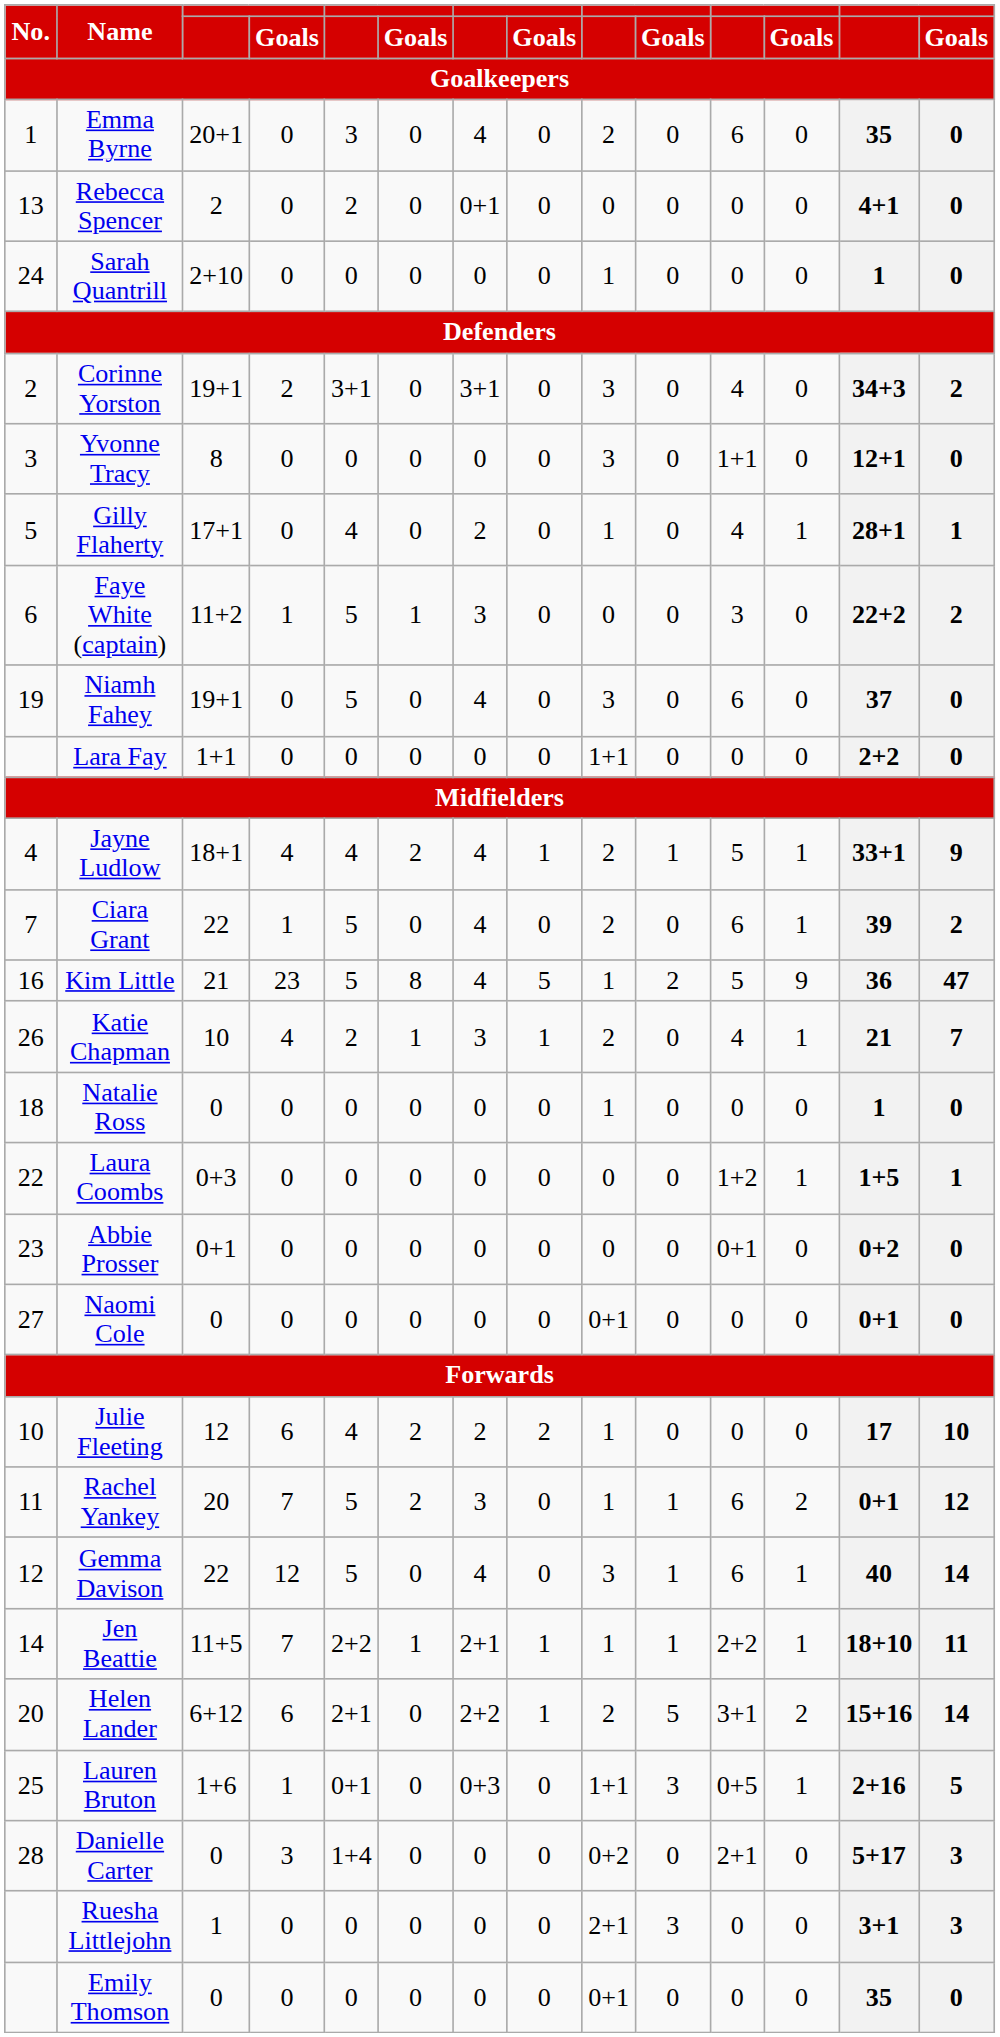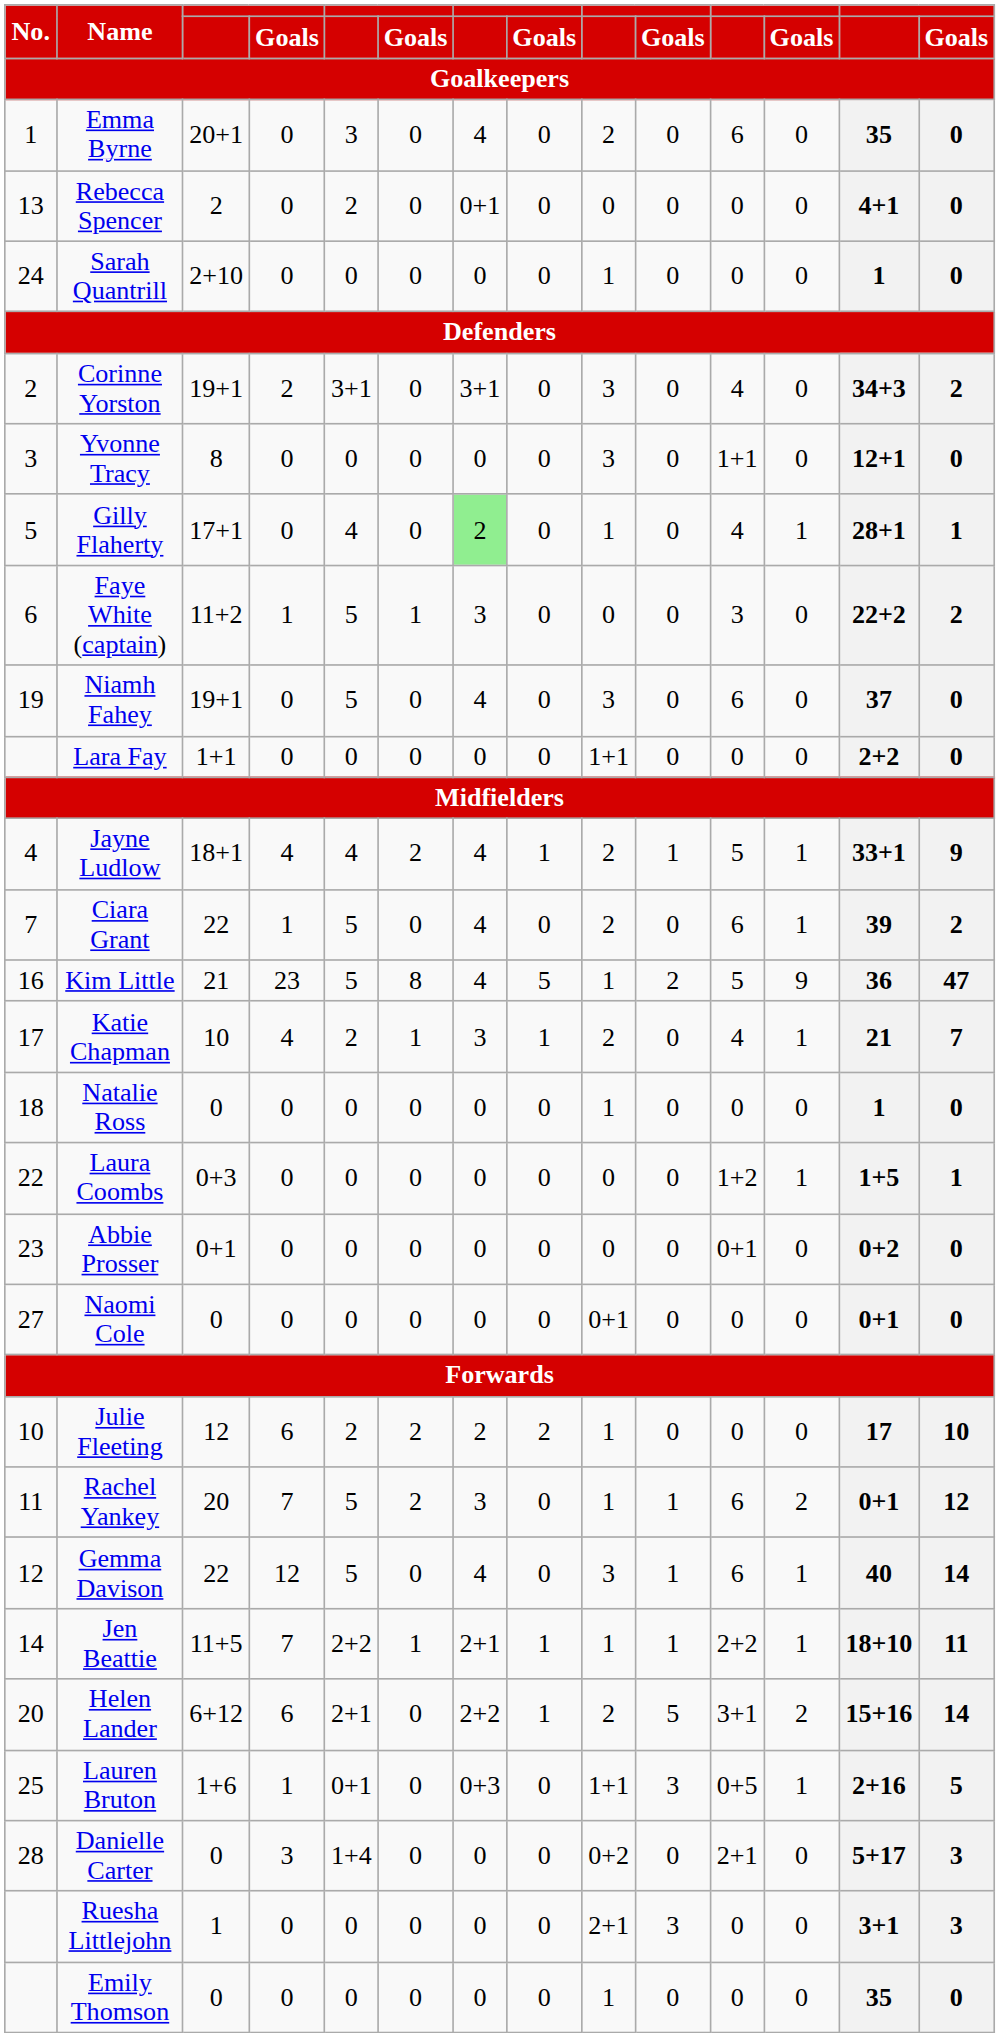(480, 529) no background -> (480, 529) lightgreen background
(31, 1036) 26 -> (31, 1036) 17
(351, 1431) 4 -> (351, 1431) 2
(609, 1996) 0+1 -> (609, 1996) 1
